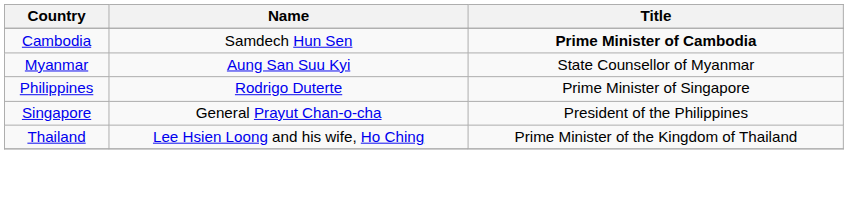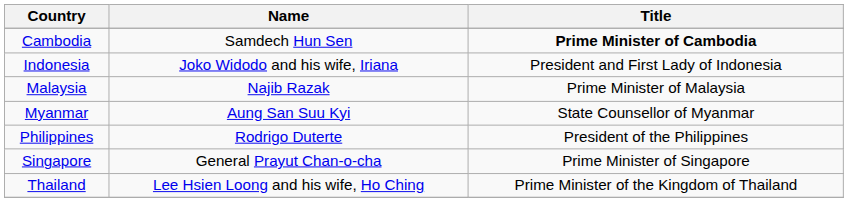+ row: (57, 64)
+ row: (57, 88)
(656, 88) Prime Minister of Singapore -> (656, 137) President of the Philippines
(656, 112) President of the Philippines -> (656, 161) Prime Minister of Singapore
